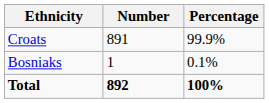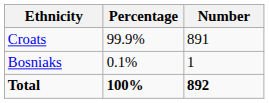columns swapped: (143, 16) <-> (224, 16)
